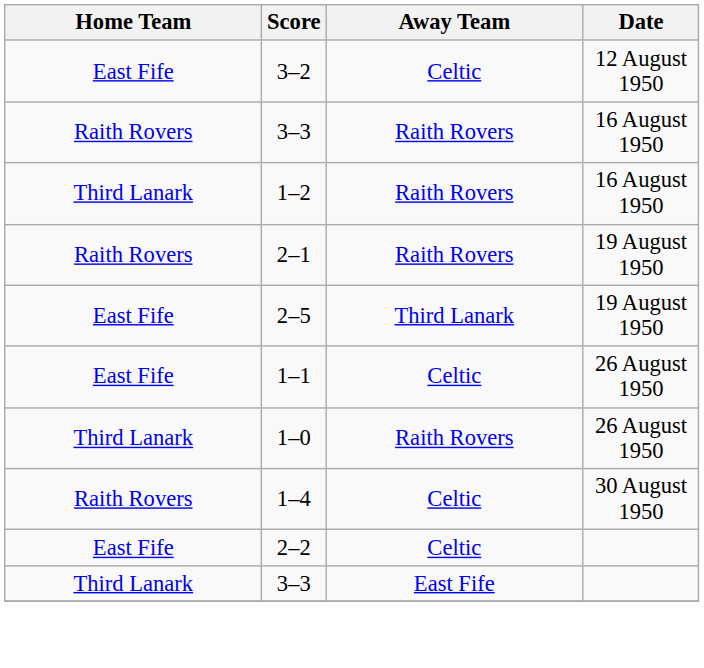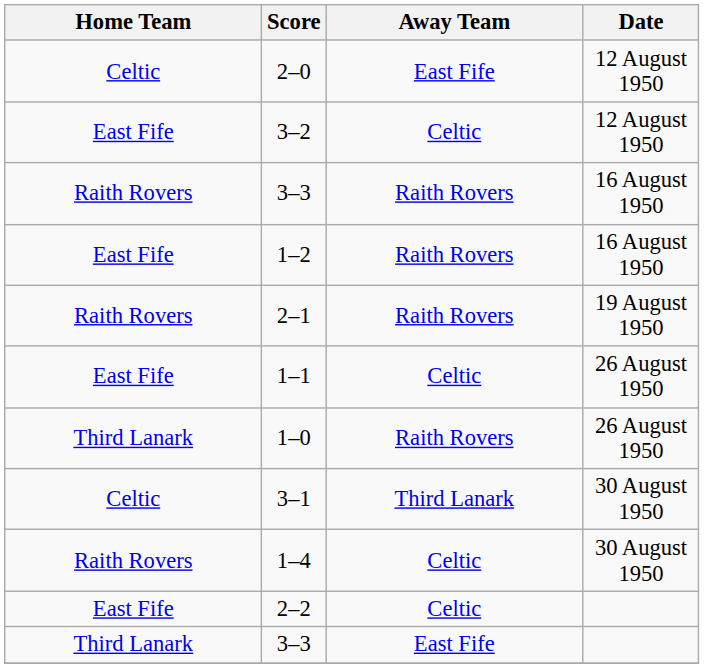+ row: (294, 70)
(133, 193) Third Lanark -> (133, 254) East Fife
- row: (294, 315)
+ row: (294, 498)
